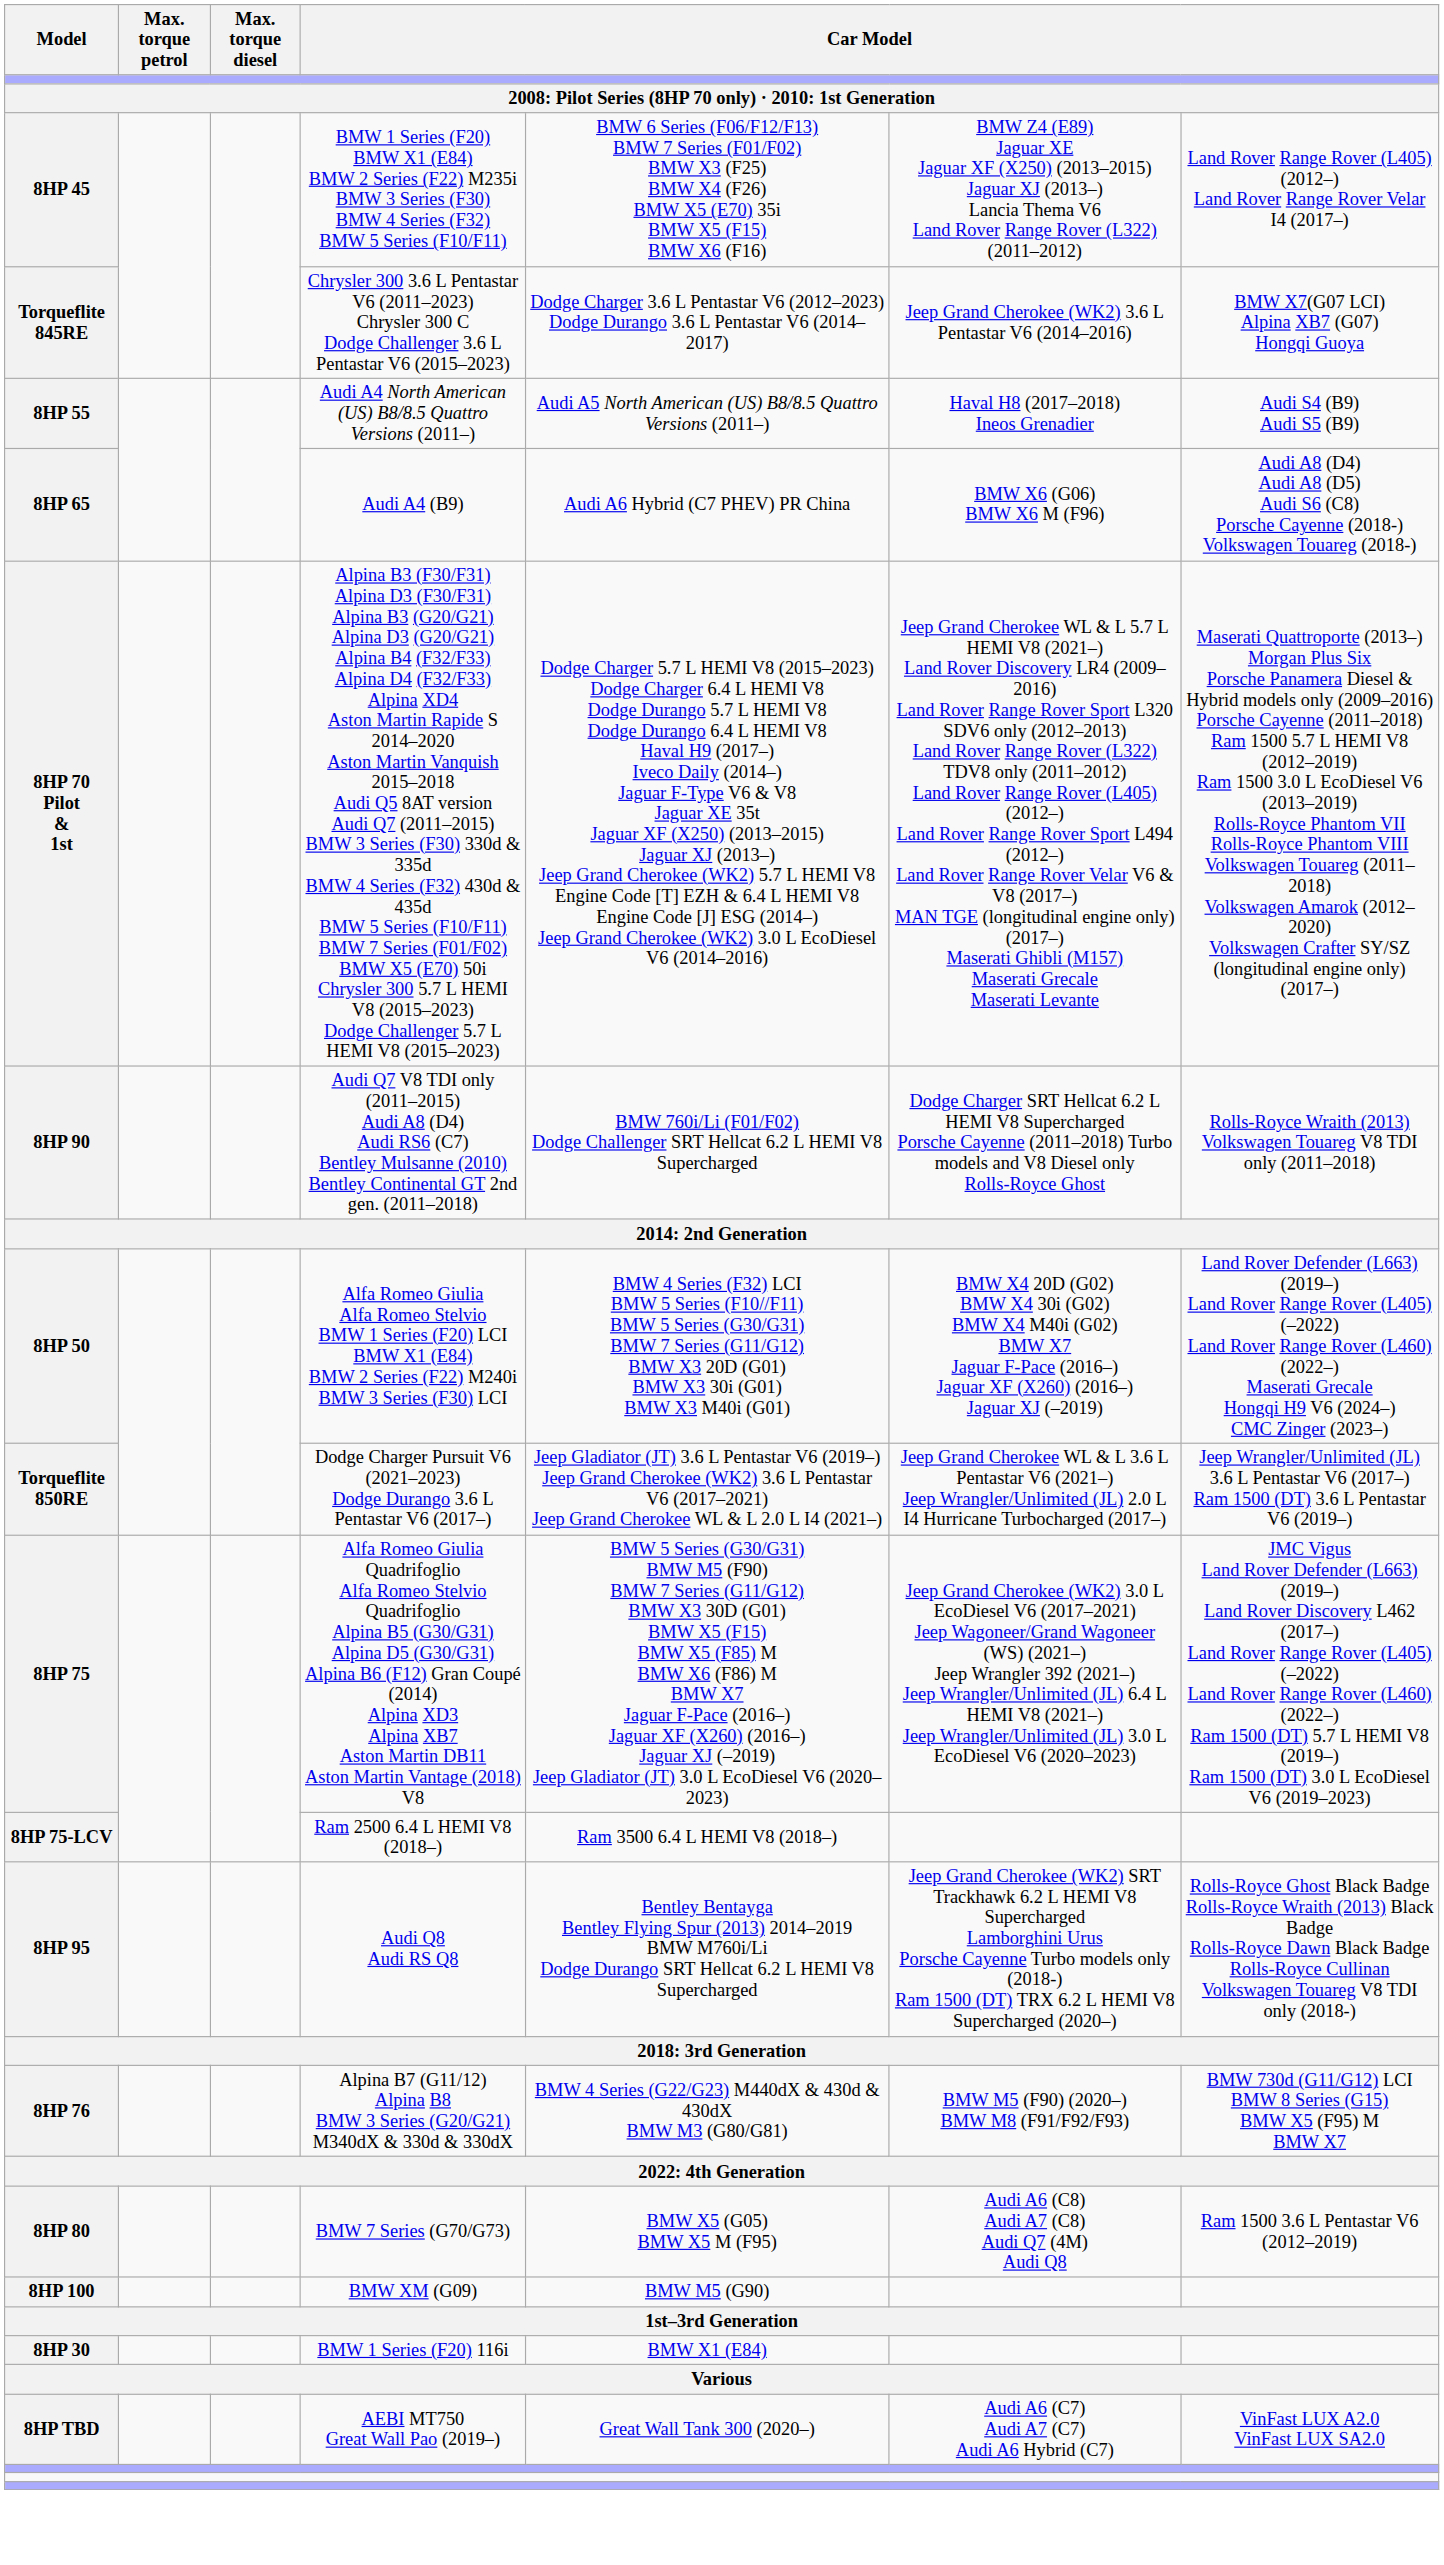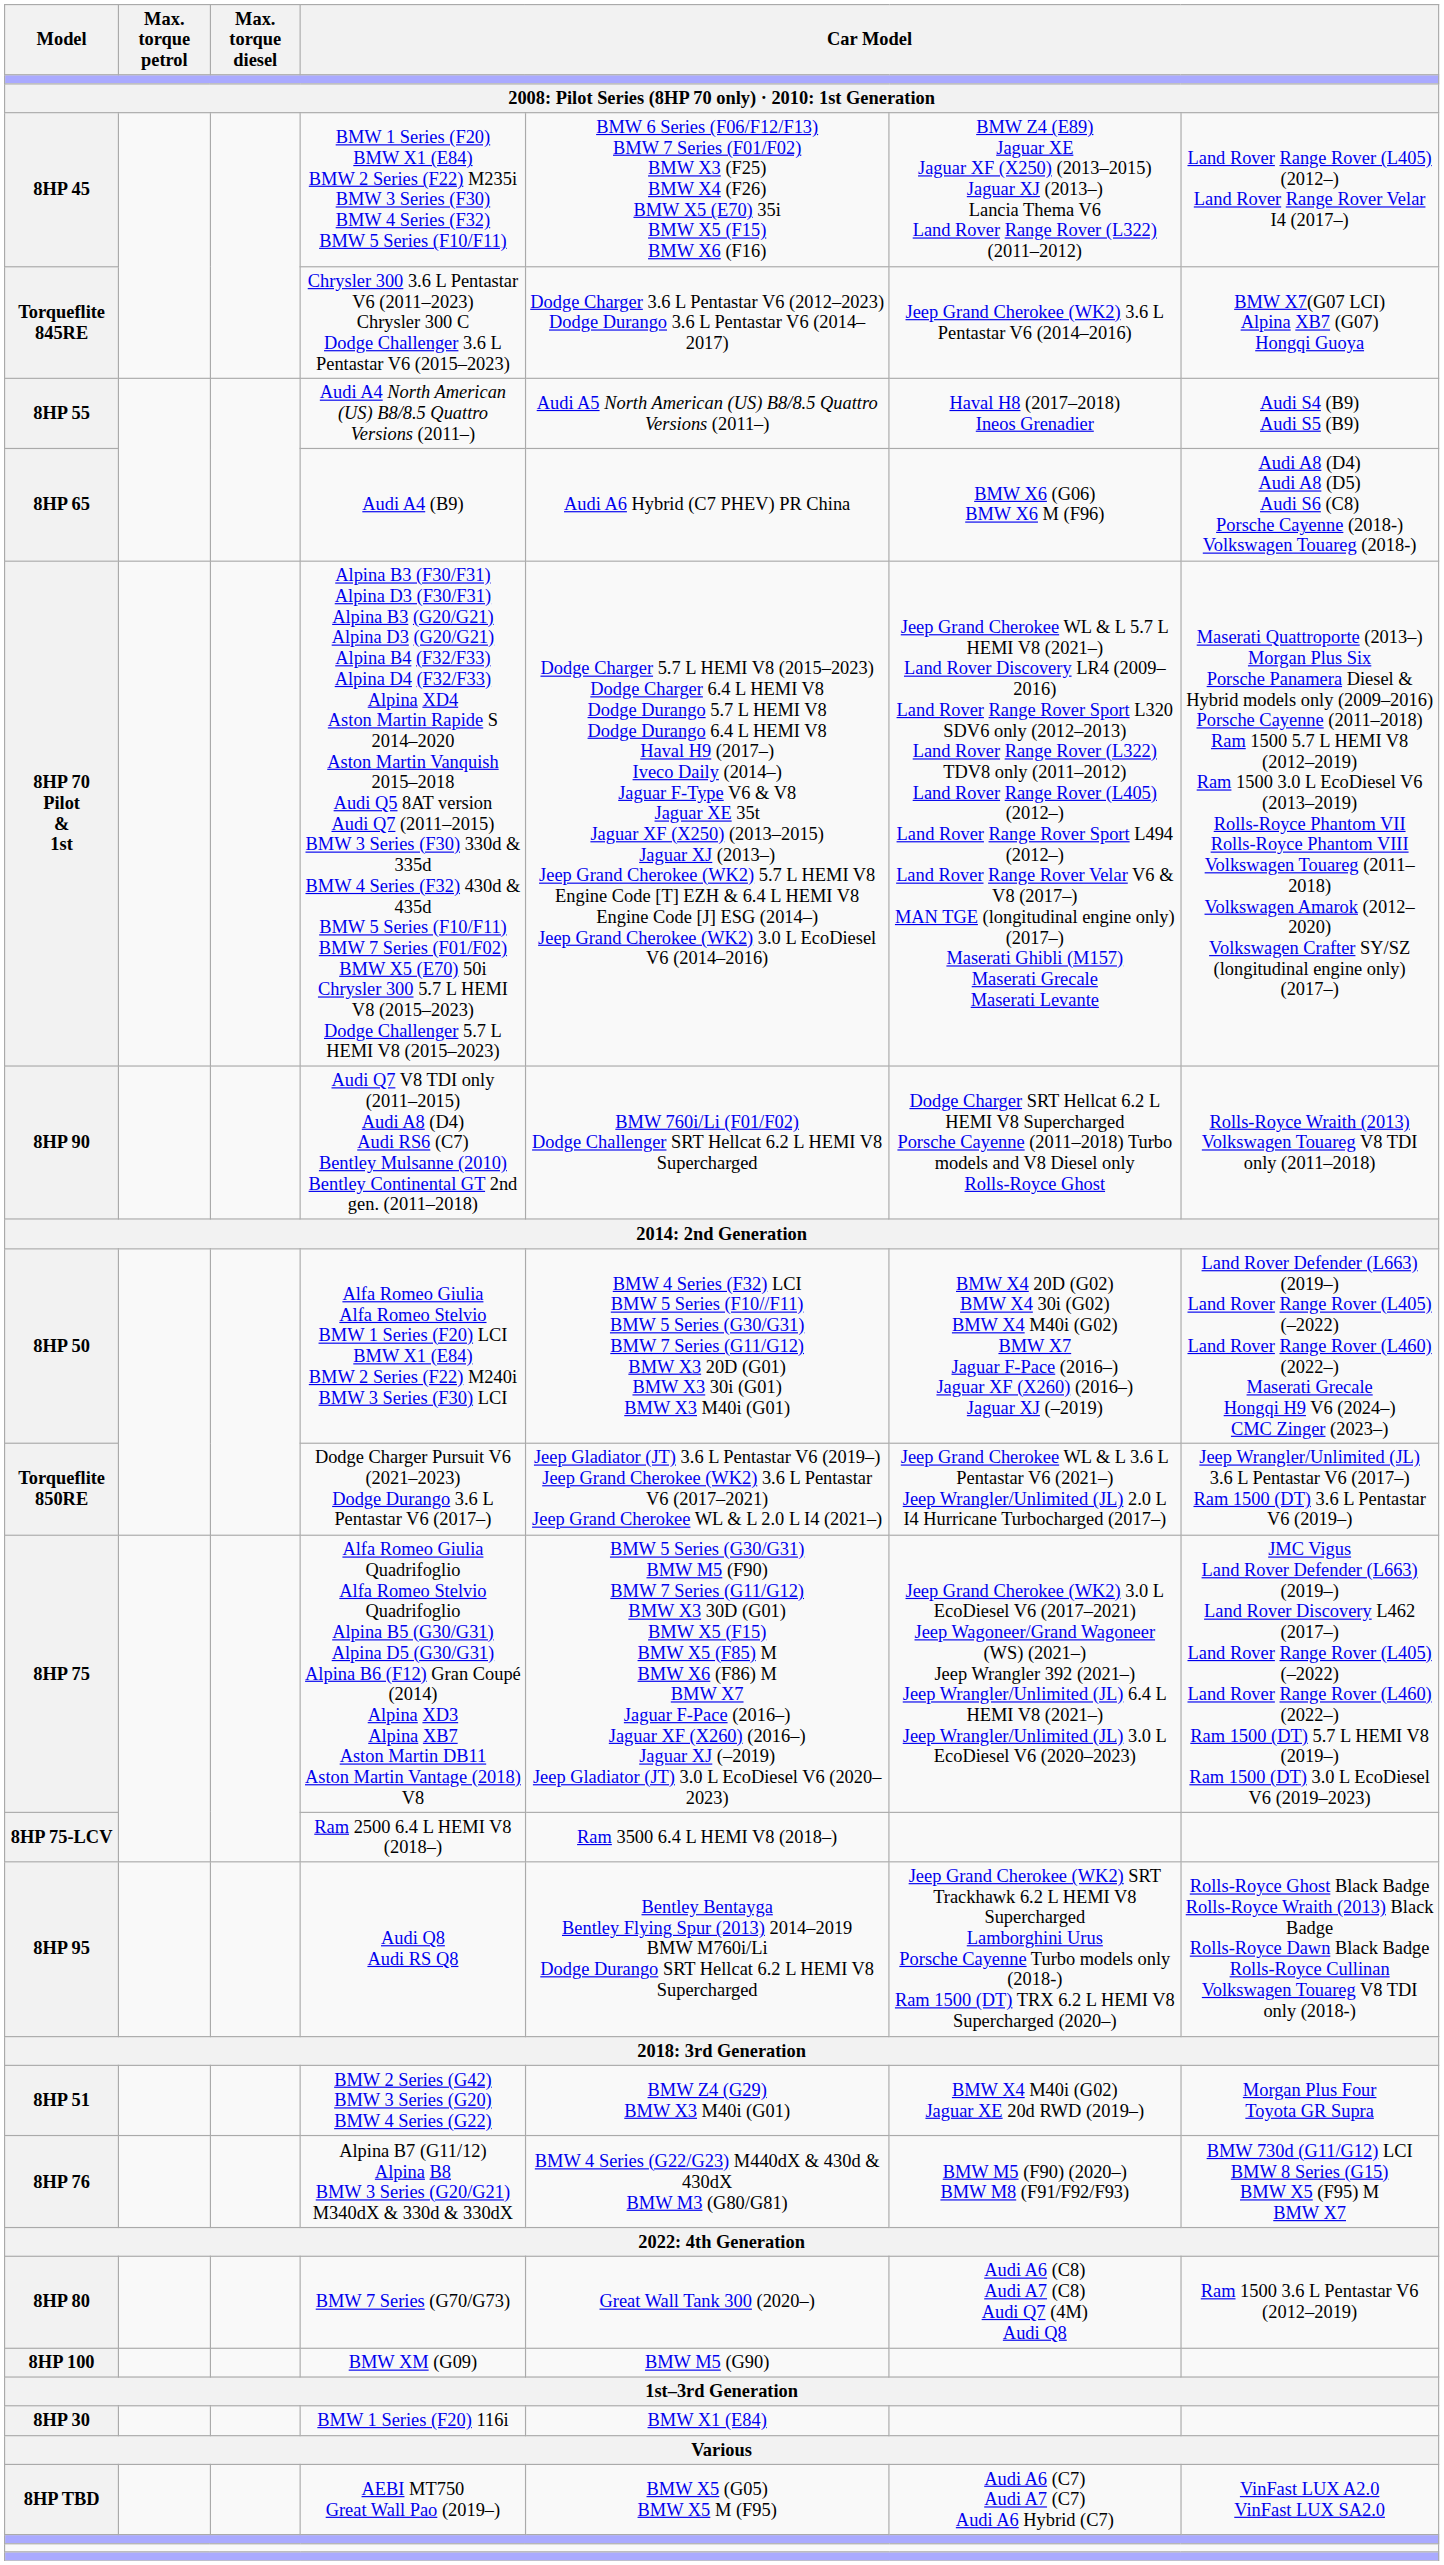+ row: (62, 2100)
(707, 2231) BMW X5 (G05) BMW X5 M (F95) -> (707, 2301) Great Wall Tank 300 (2020–)
(707, 2429) Great Wall Tank 300 (2020–) -> (707, 2499) BMW X5 (G05) BMW X5 M (F95)
